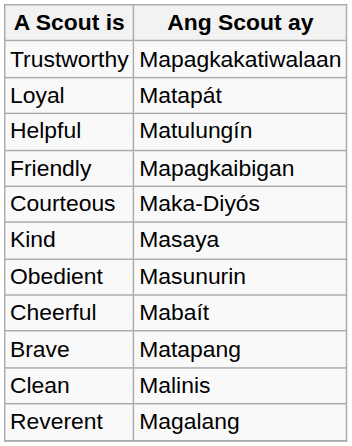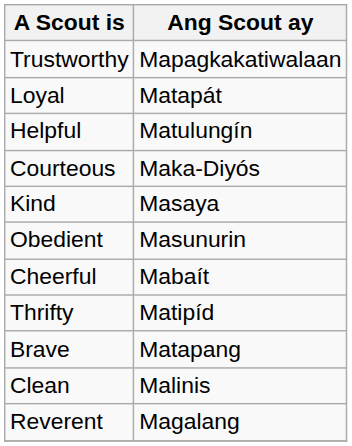- row: (51, 167)
+ row: (42, 312)
